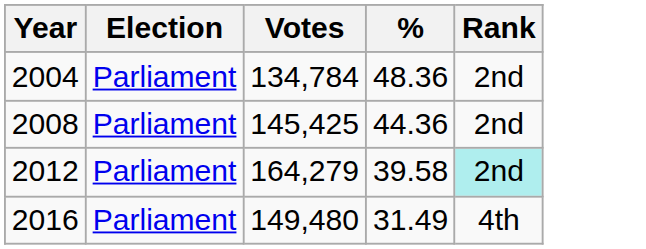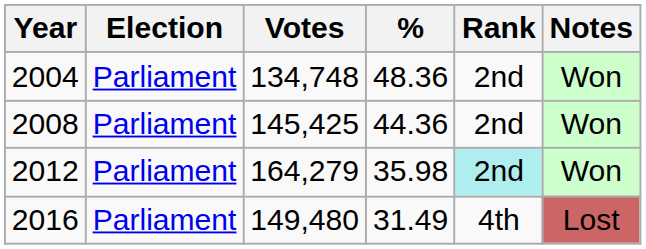+ column: (591, 28)
(305, 76) 134,784 -> (305, 76) 134,748
(411, 171) 39.58 -> (411, 171) 35.98
